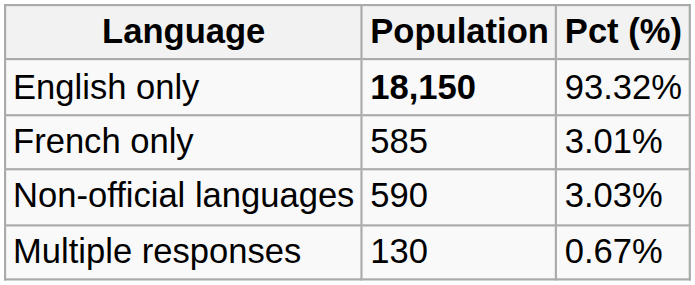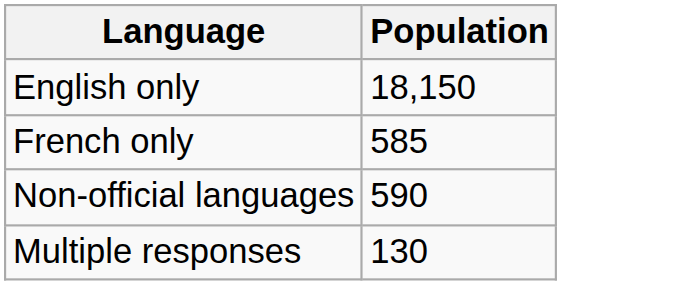- column: (623, 31)
(423, 86) bold -> (423, 86) normal
